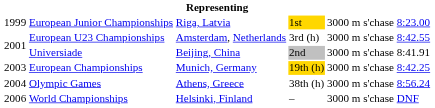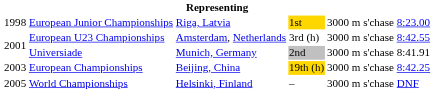(15, 22) 1999 -> (15, 22) 1998
(208, 52) Beijing, China -> (216, 52) Munich, Germany
(216, 68) Munich, Germany -> (208, 68) Beijing, China
- row: (65, 83)
(15, 98) 2006 -> (15, 83) 2005
